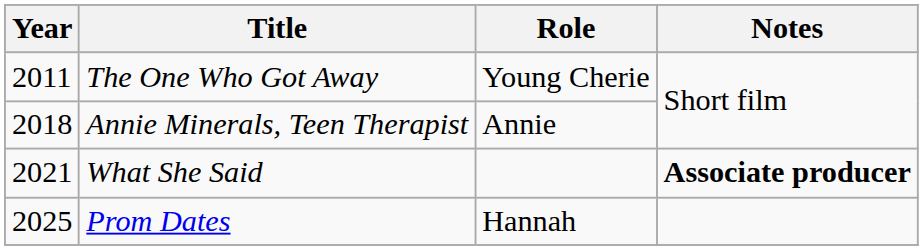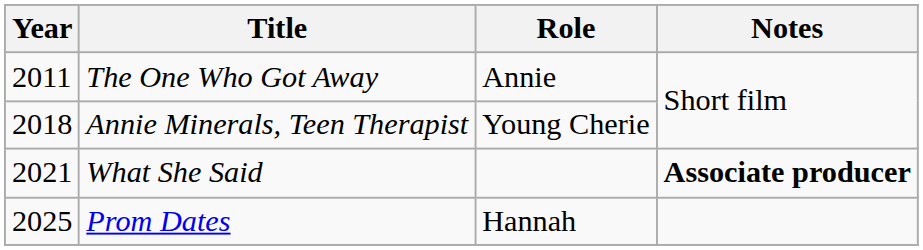(566, 76) Young Cherie -> (519, 76) Annie
(519, 124) Annie -> (566, 124) Young Cherie
